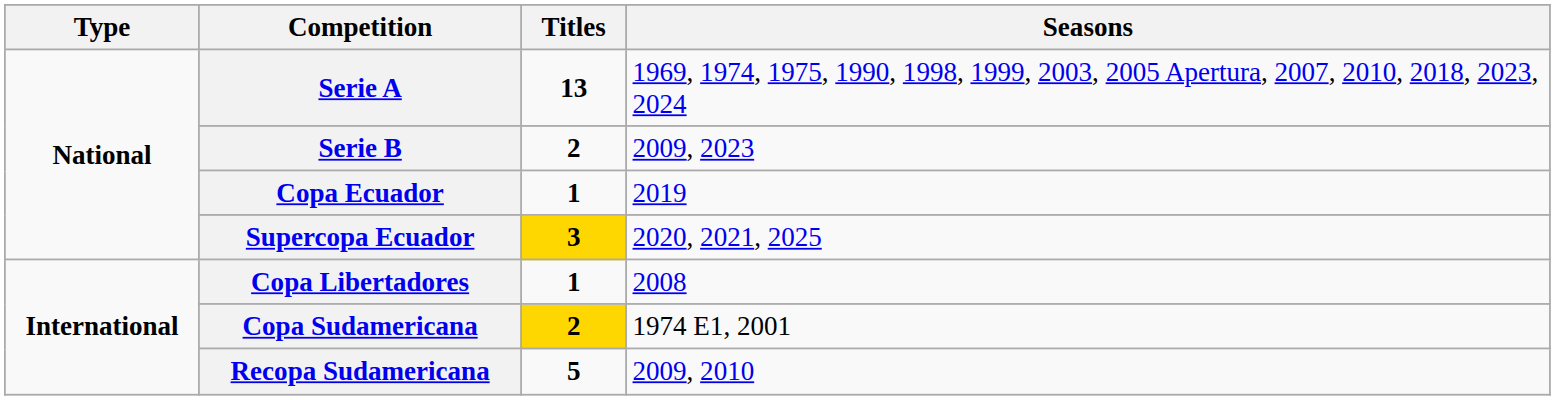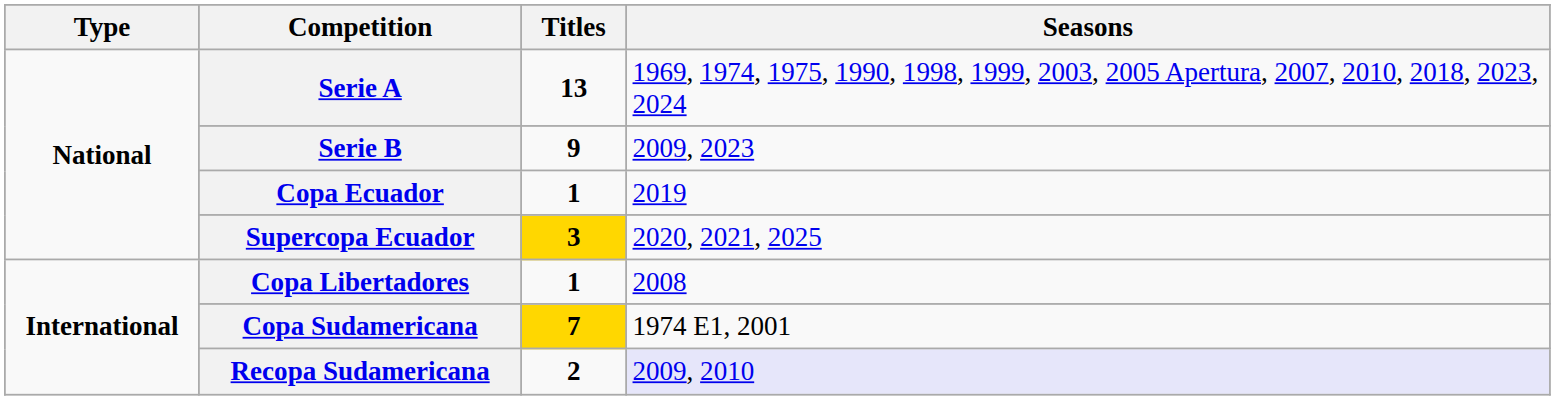(574, 148) 2 -> (574, 148) 9
(574, 326) 2 -> (574, 326) 7
(574, 371) 5 -> (574, 371) 2
(693, 371) no background -> (693, 371) lavender background
